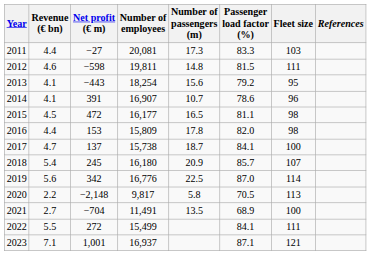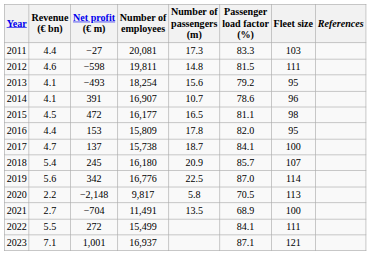(94, 83) −443 -> (94, 83) −493
(293, 131) 98 -> (293, 131) 95
